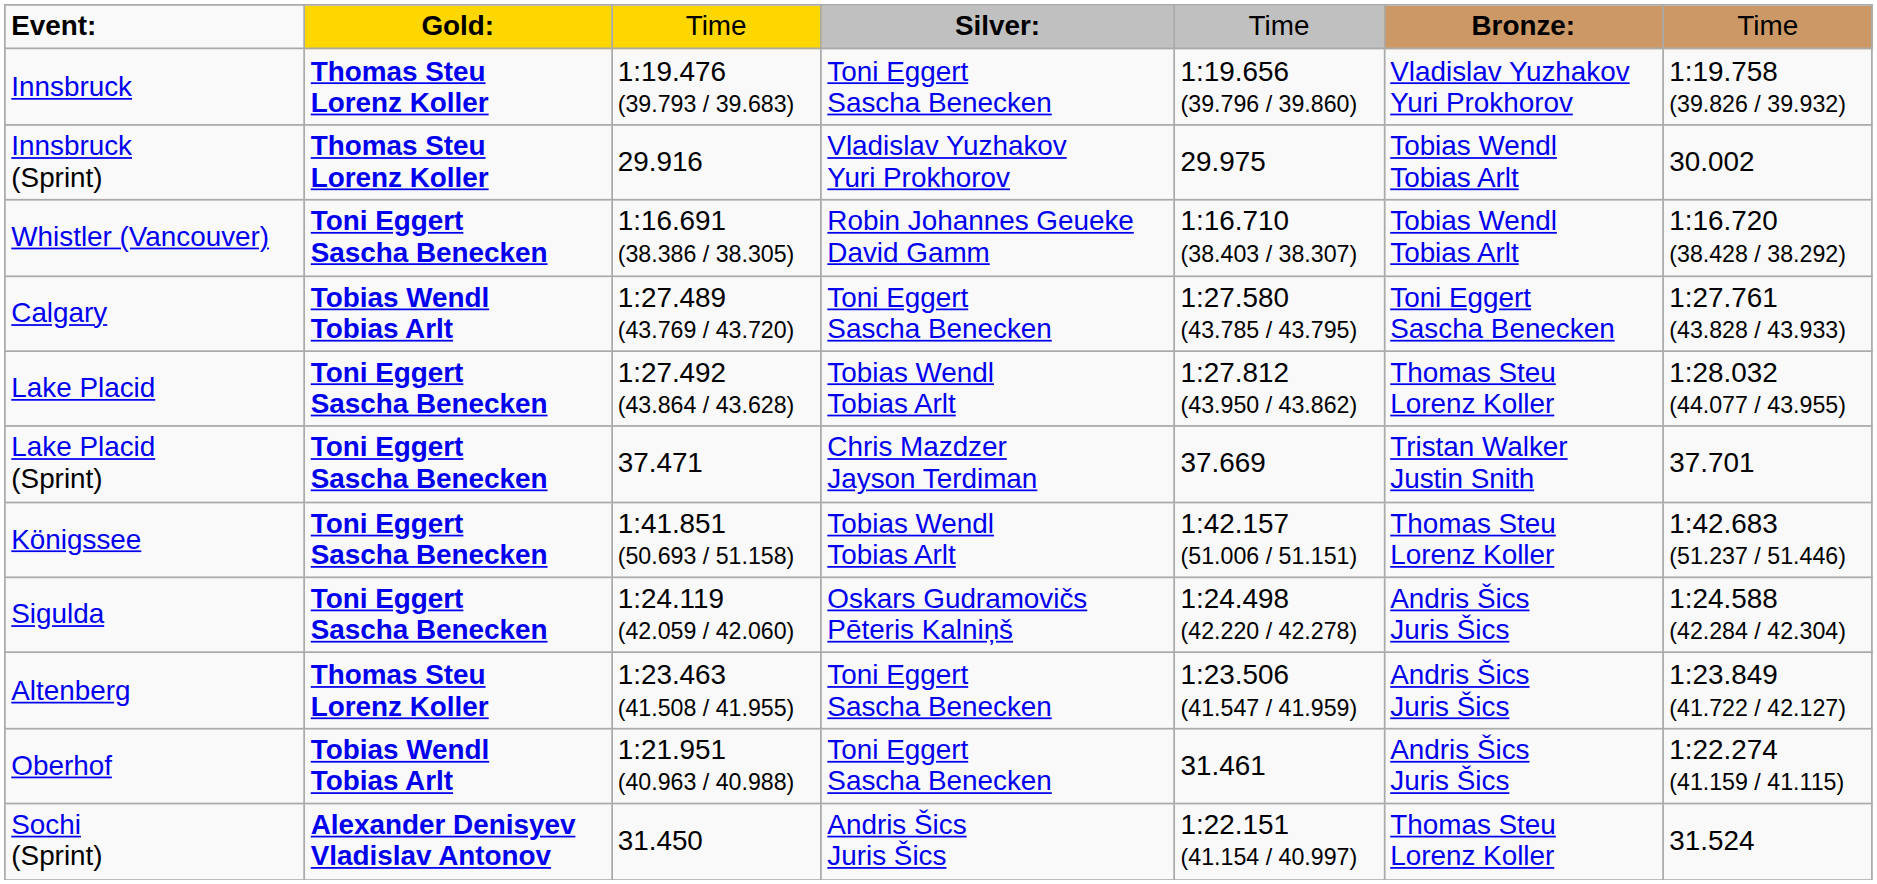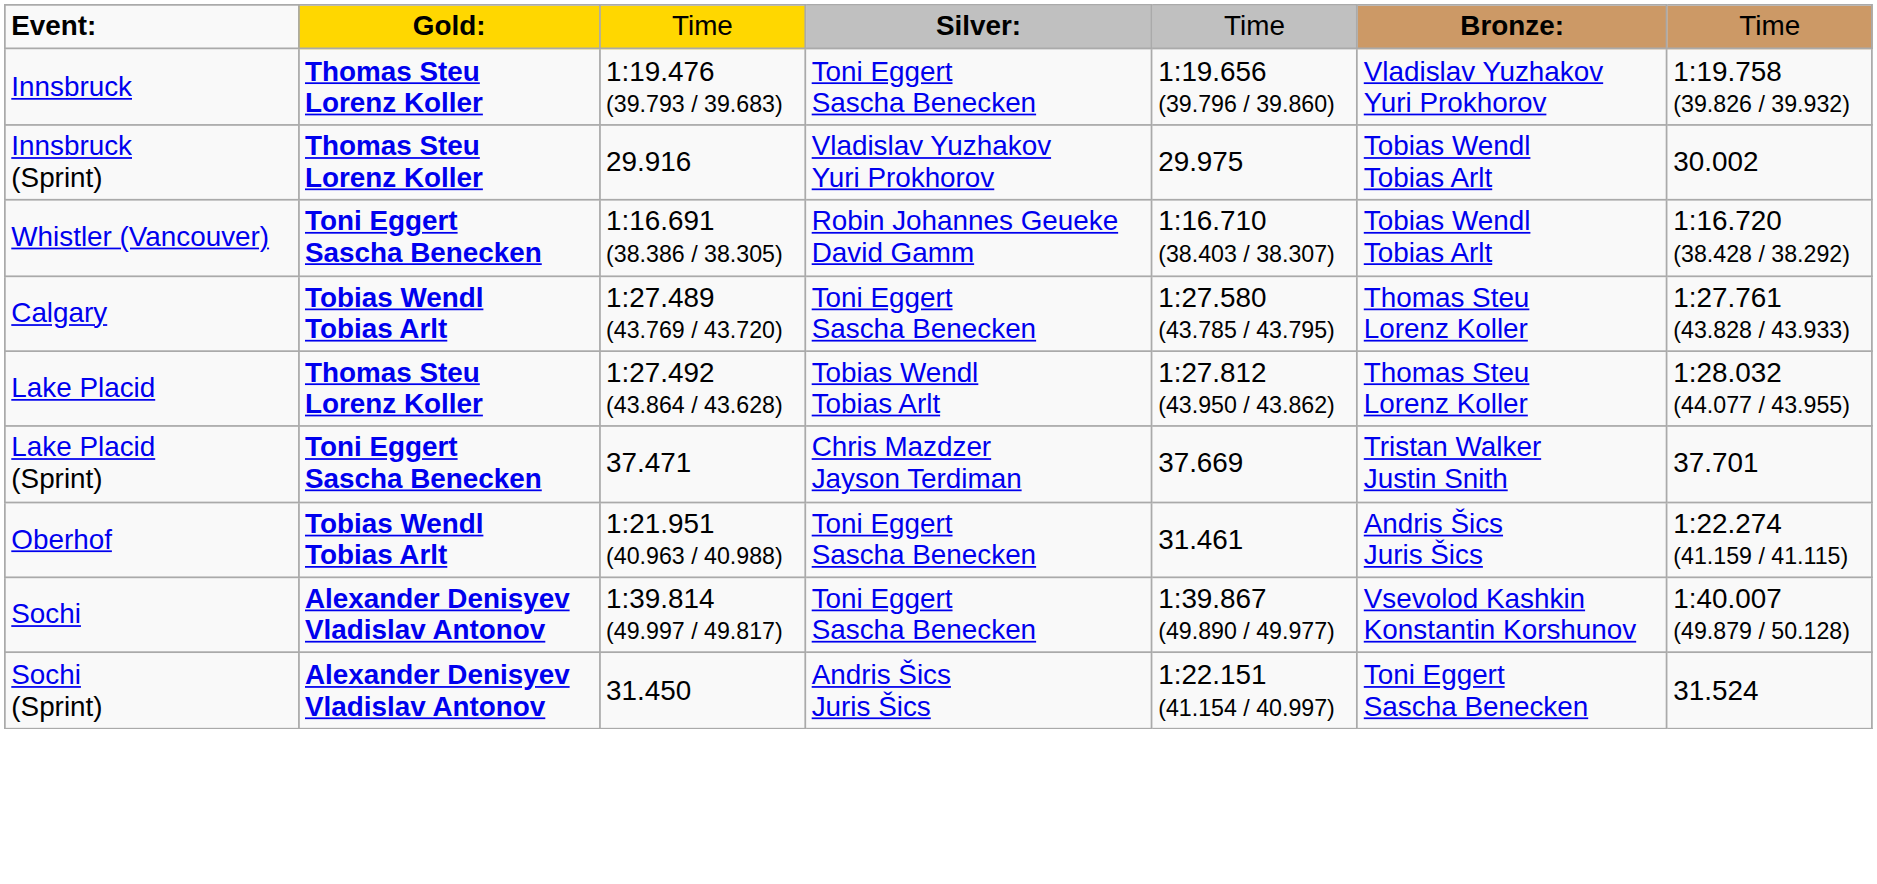(1502, 312) Toni Eggert Sascha Benecken -> (1447, 312) Thomas Steu Lorenz Koller
(429, 388) Toni Eggert Sascha Benecken -> (394, 388) Thomas Steu Lorenz Koller
- row: (76, 539)
- row: (58, 614)
- row: (71, 690)
+ row: (46, 614)
(1473, 841) Thomas Steu Lorenz Koller -> (1476, 690) Toni Eggert Sascha Benecken
